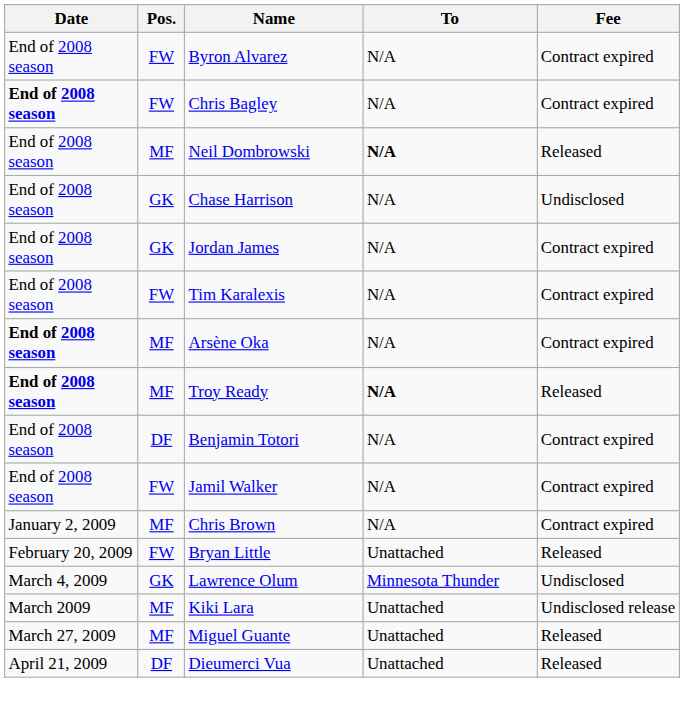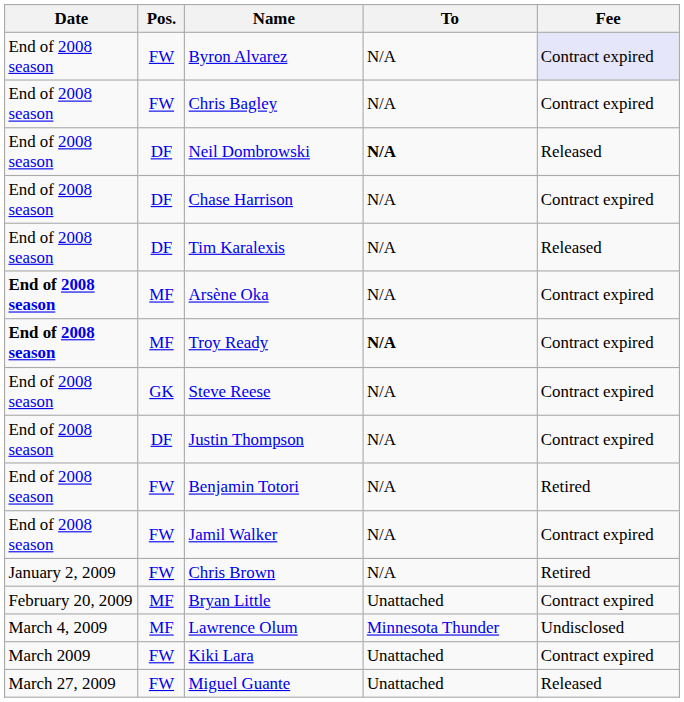(597, 56) no background -> (597, 56) lavender background
(52, 104) bold -> (50, 104) normal
(161, 152) MF -> (161, 152) DF
(161, 199) GK -> (161, 199) DF
(582, 199) Undisclosed -> (597, 199) Contract expired
- row: (234, 247)
(161, 295) FW -> (161, 247) DF
(597, 295) Contract expired -> (571, 247) Released
(571, 391) Released -> (597, 343) Contract expired
+ row: (230, 391)
+ row: (246, 438)
(161, 438) DF -> (161, 486) FW
(597, 438) Contract expired -> (566, 486) Retired
(161, 524) MF -> (161, 572) FW
(597, 524) Contract expired -> (566, 572) Retired
(161, 552) FW -> (161, 600) MF
(571, 552) Released -> (597, 600) Contract expired
(161, 580) GK -> (161, 627) MF
(161, 607) MF -> (161, 655) FW
(608, 607) Undisclosed release -> (597, 655) Contract expired
(161, 635) MF -> (161, 683) FW
- row: (240, 663)
